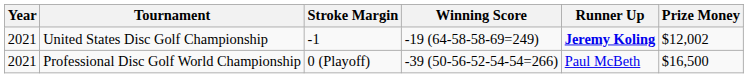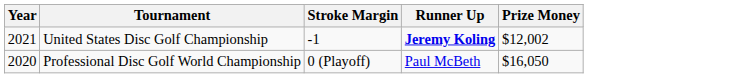- column: (481, 15)
(22, 61) 2021 -> (22, 61) 2020
(685, 61) $16,500 -> (525, 61) $16,050
